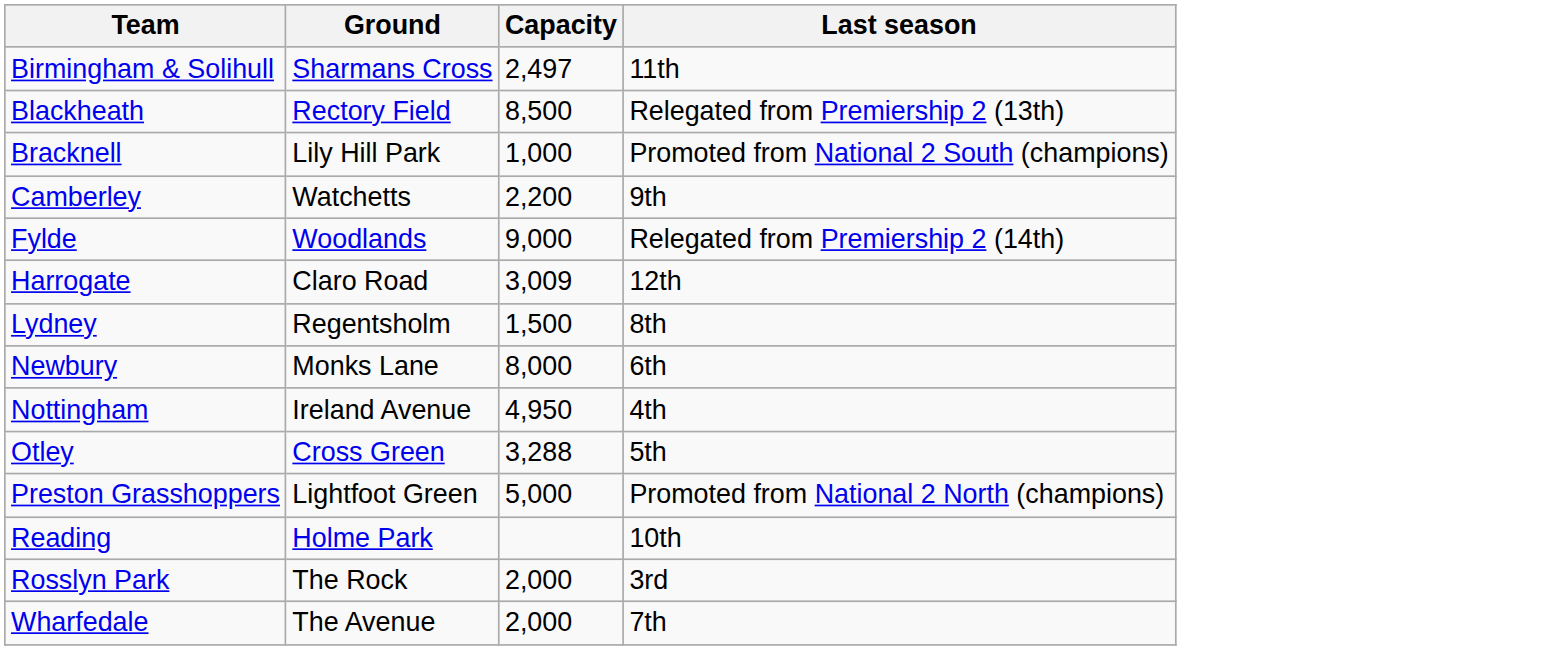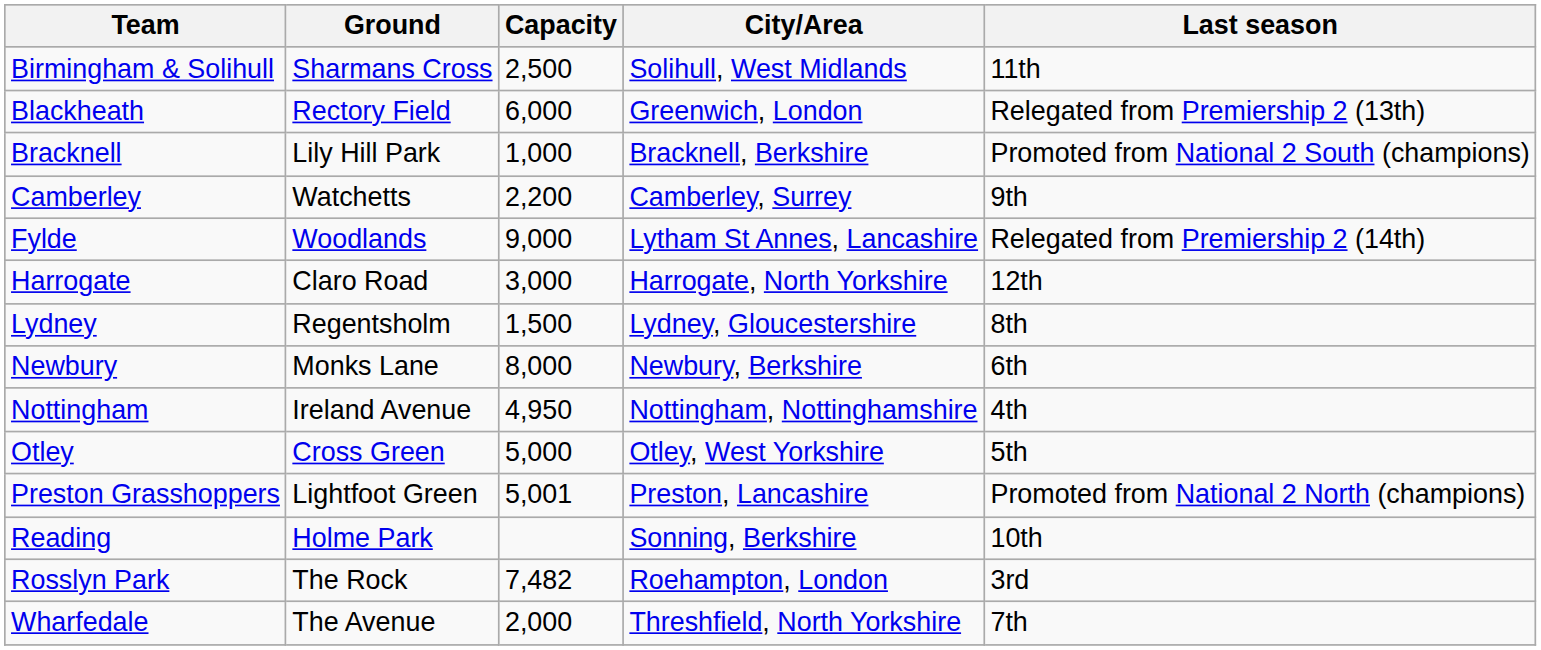+ column: (804, 25)
(539, 68) 2,497 -> (539, 68) 2,500
(539, 111) 8,500 -> (539, 111) 6,000
(539, 281) 3,009 -> (539, 281) 3,000
(539, 452) 3,288 -> (539, 452) 5,000
(539, 494) 5,000 -> (539, 494) 5,001
(539, 580) 2,000 -> (539, 580) 7,482
